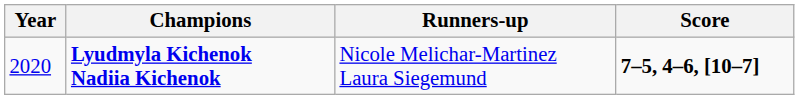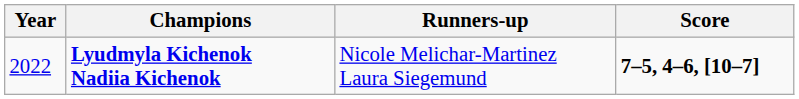(30, 65) 2020 -> (30, 65) 2022
